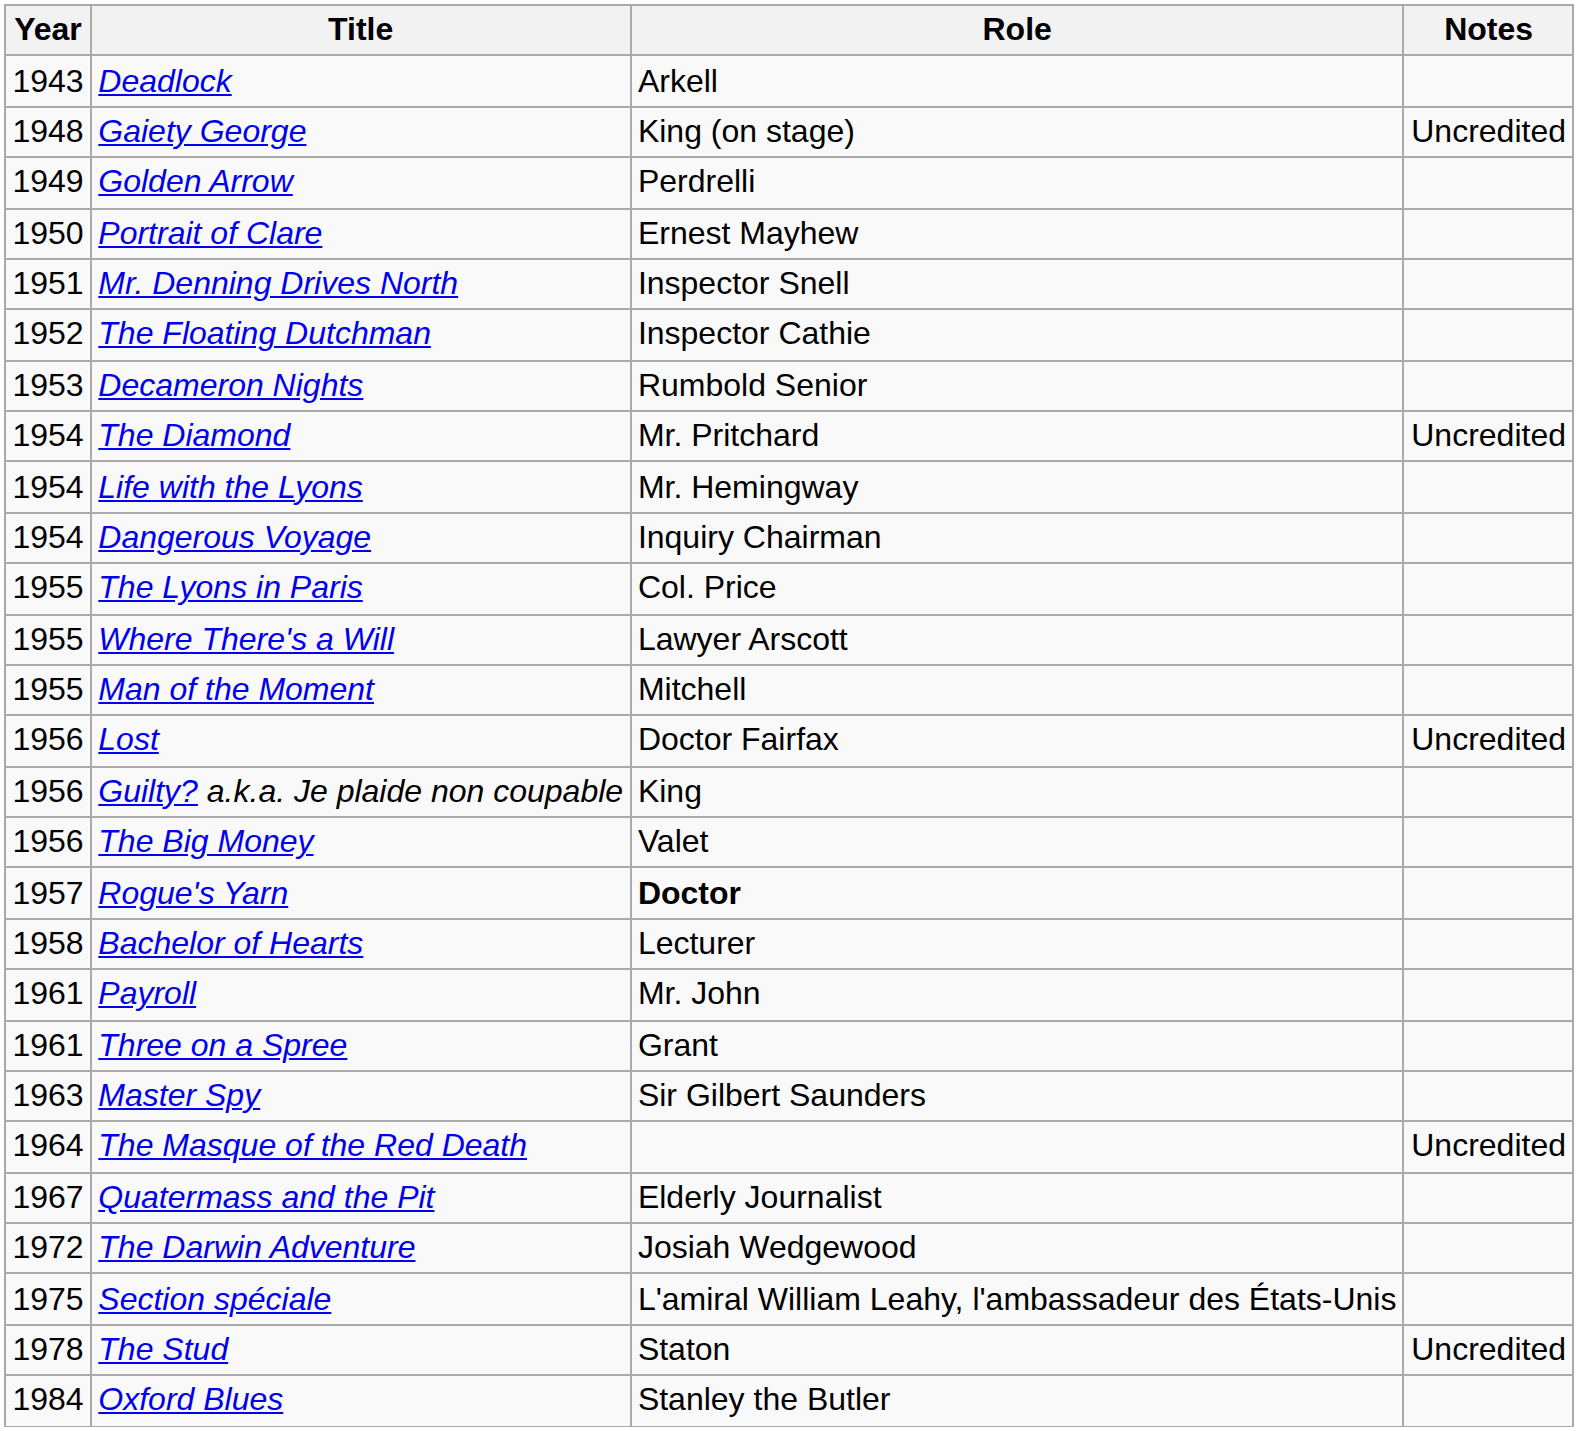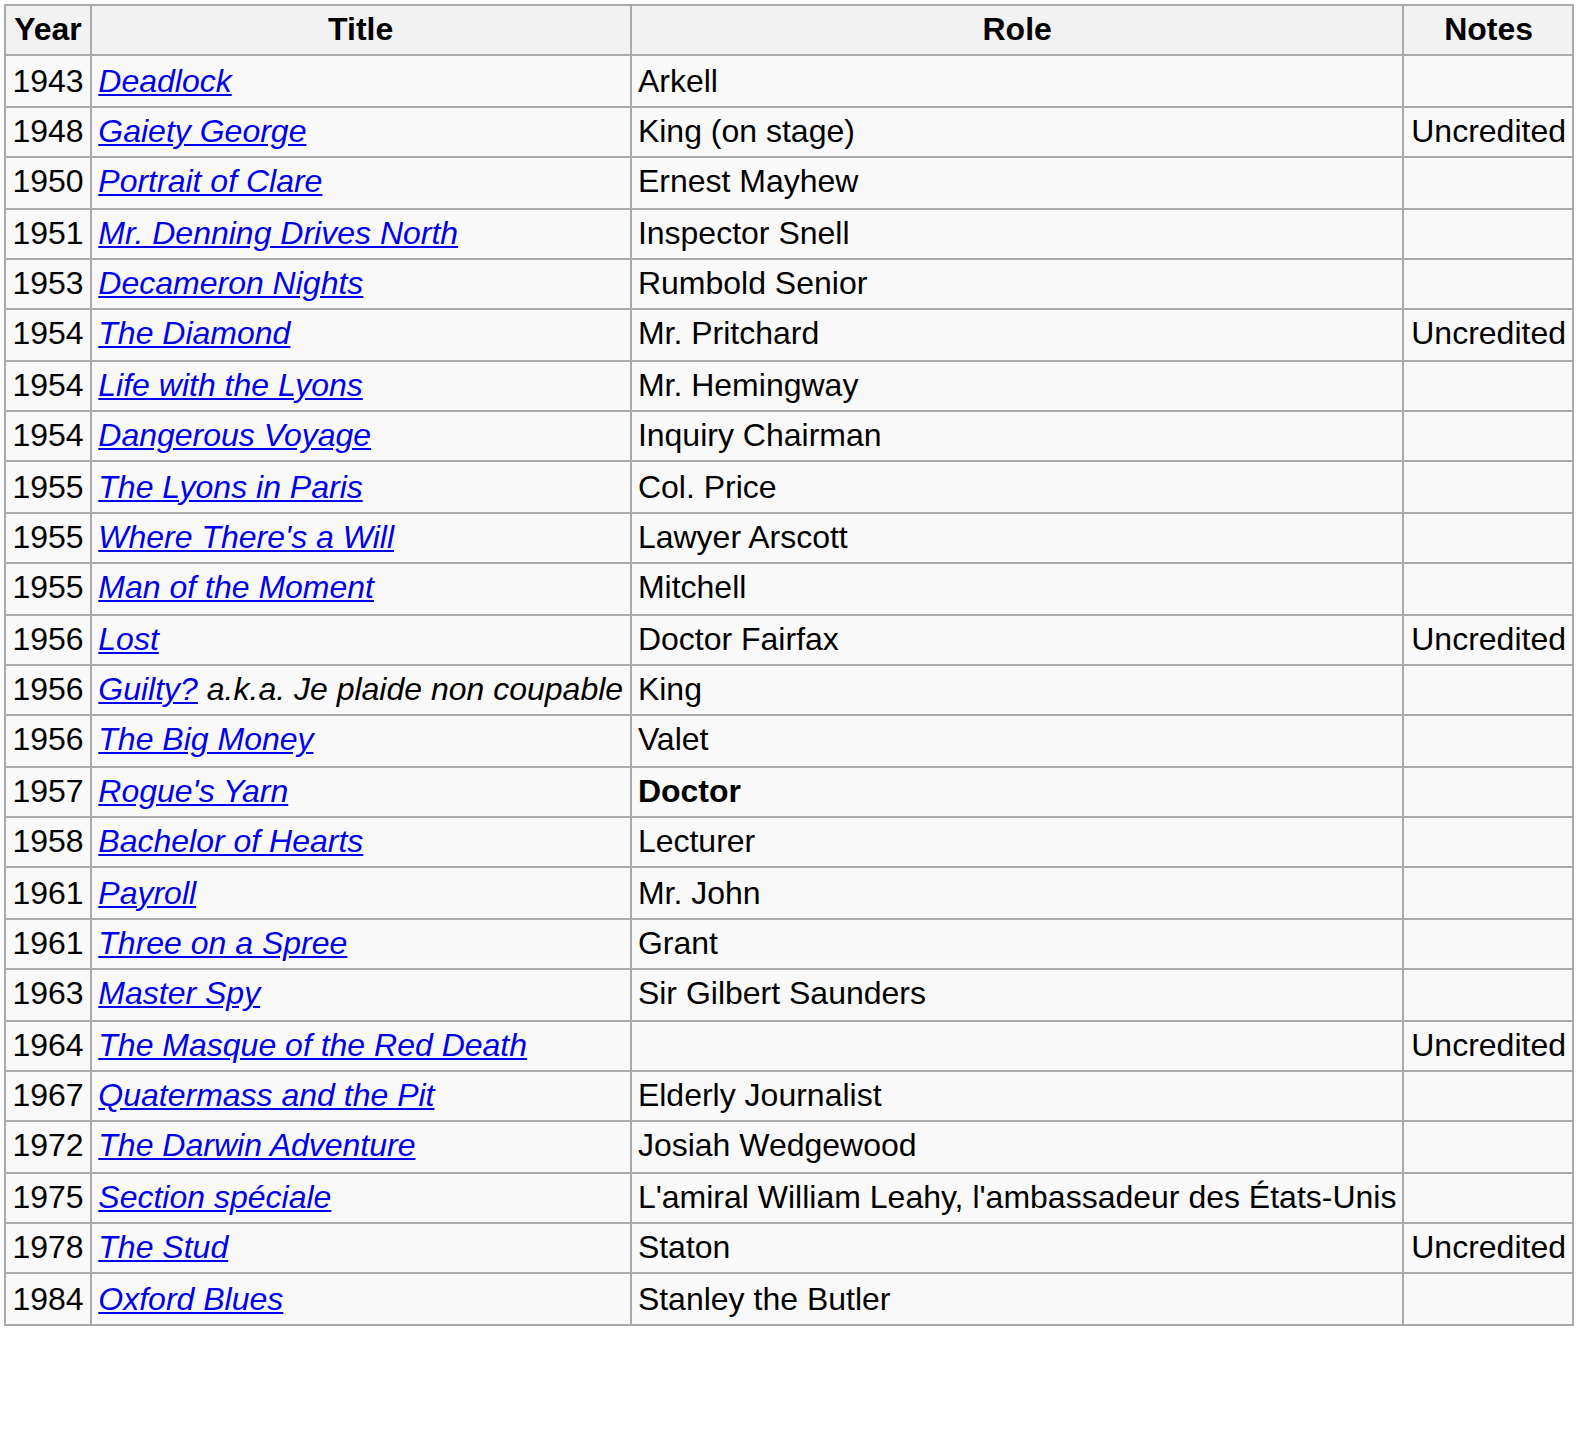- row: (196, 182)
- row: (265, 334)
